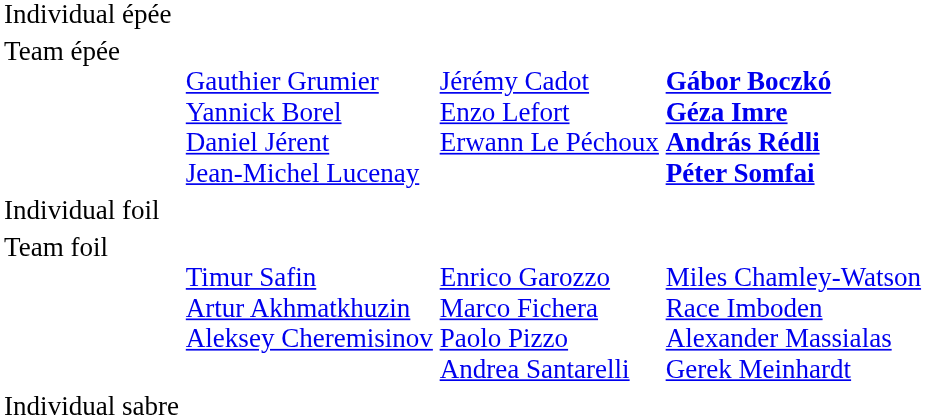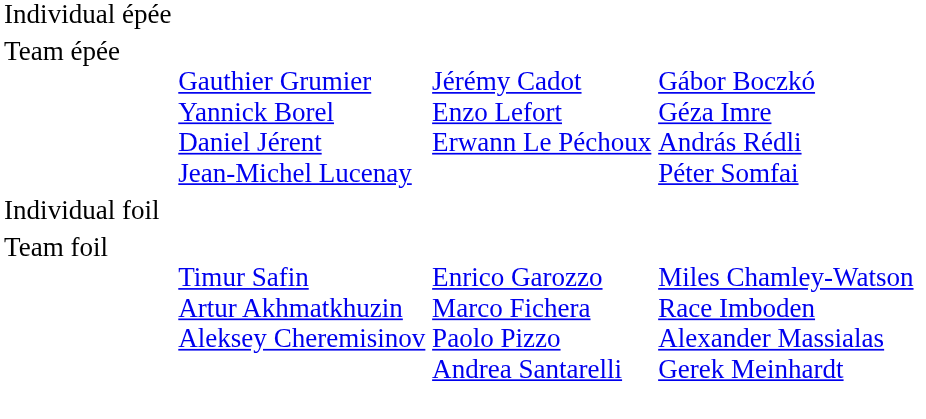(748, 127) bold -> (737, 127) normal
- row: (92, 406)
